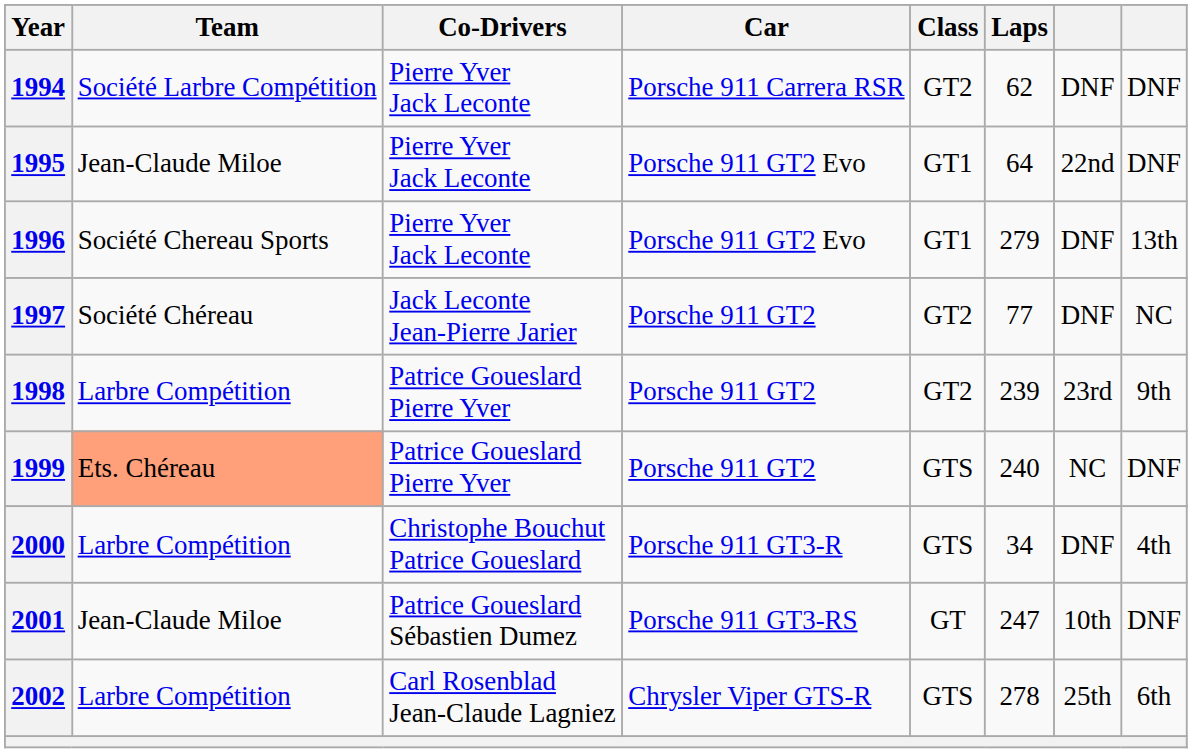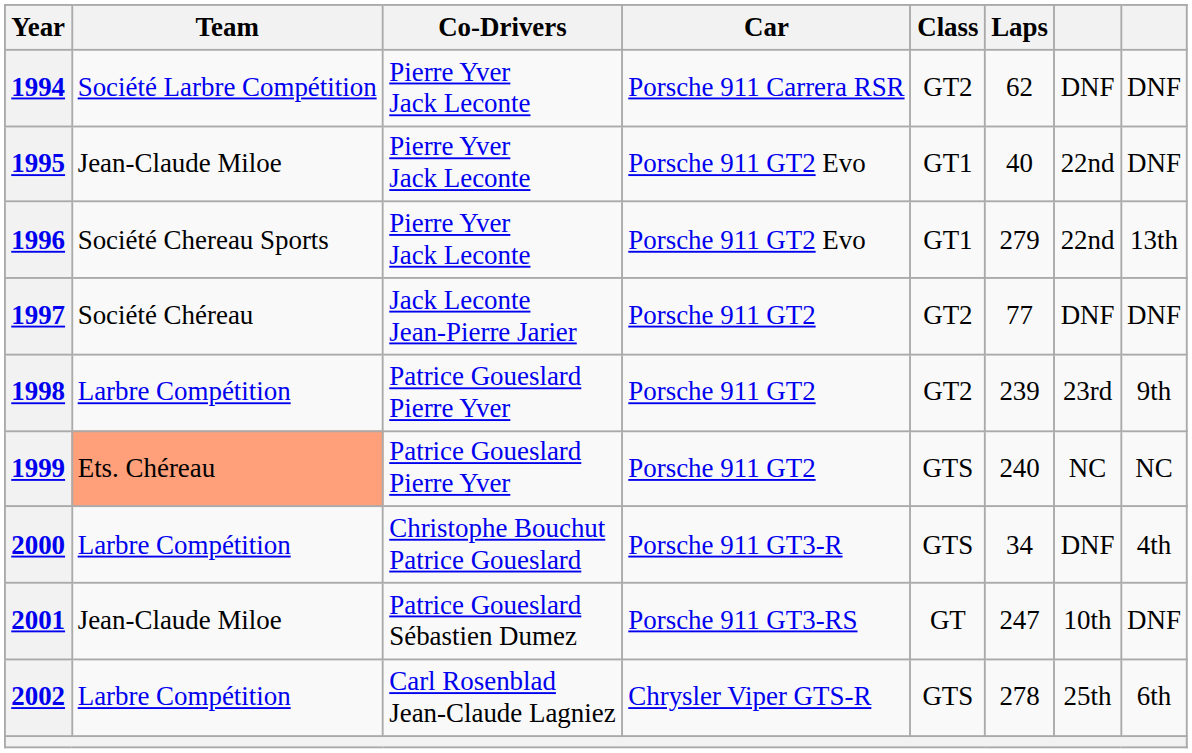(1020, 163) 64 -> (1020, 163) 40
(1088, 239) DNF -> (1088, 239) 22nd
(1154, 316) NC -> (1154, 316) DNF
(1154, 468) DNF -> (1154, 468) NC
